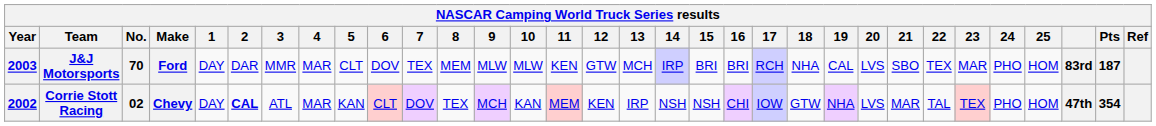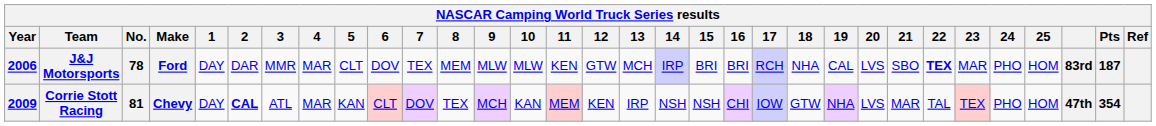(22, 66) 2003 -> (22, 66) 2006
(136, 66) 70 -> (136, 66) 78
(939, 66) normal -> (939, 66) bold
(22, 103) 2002 -> (22, 103) 2009
(136, 103) 02 -> (136, 103) 81
